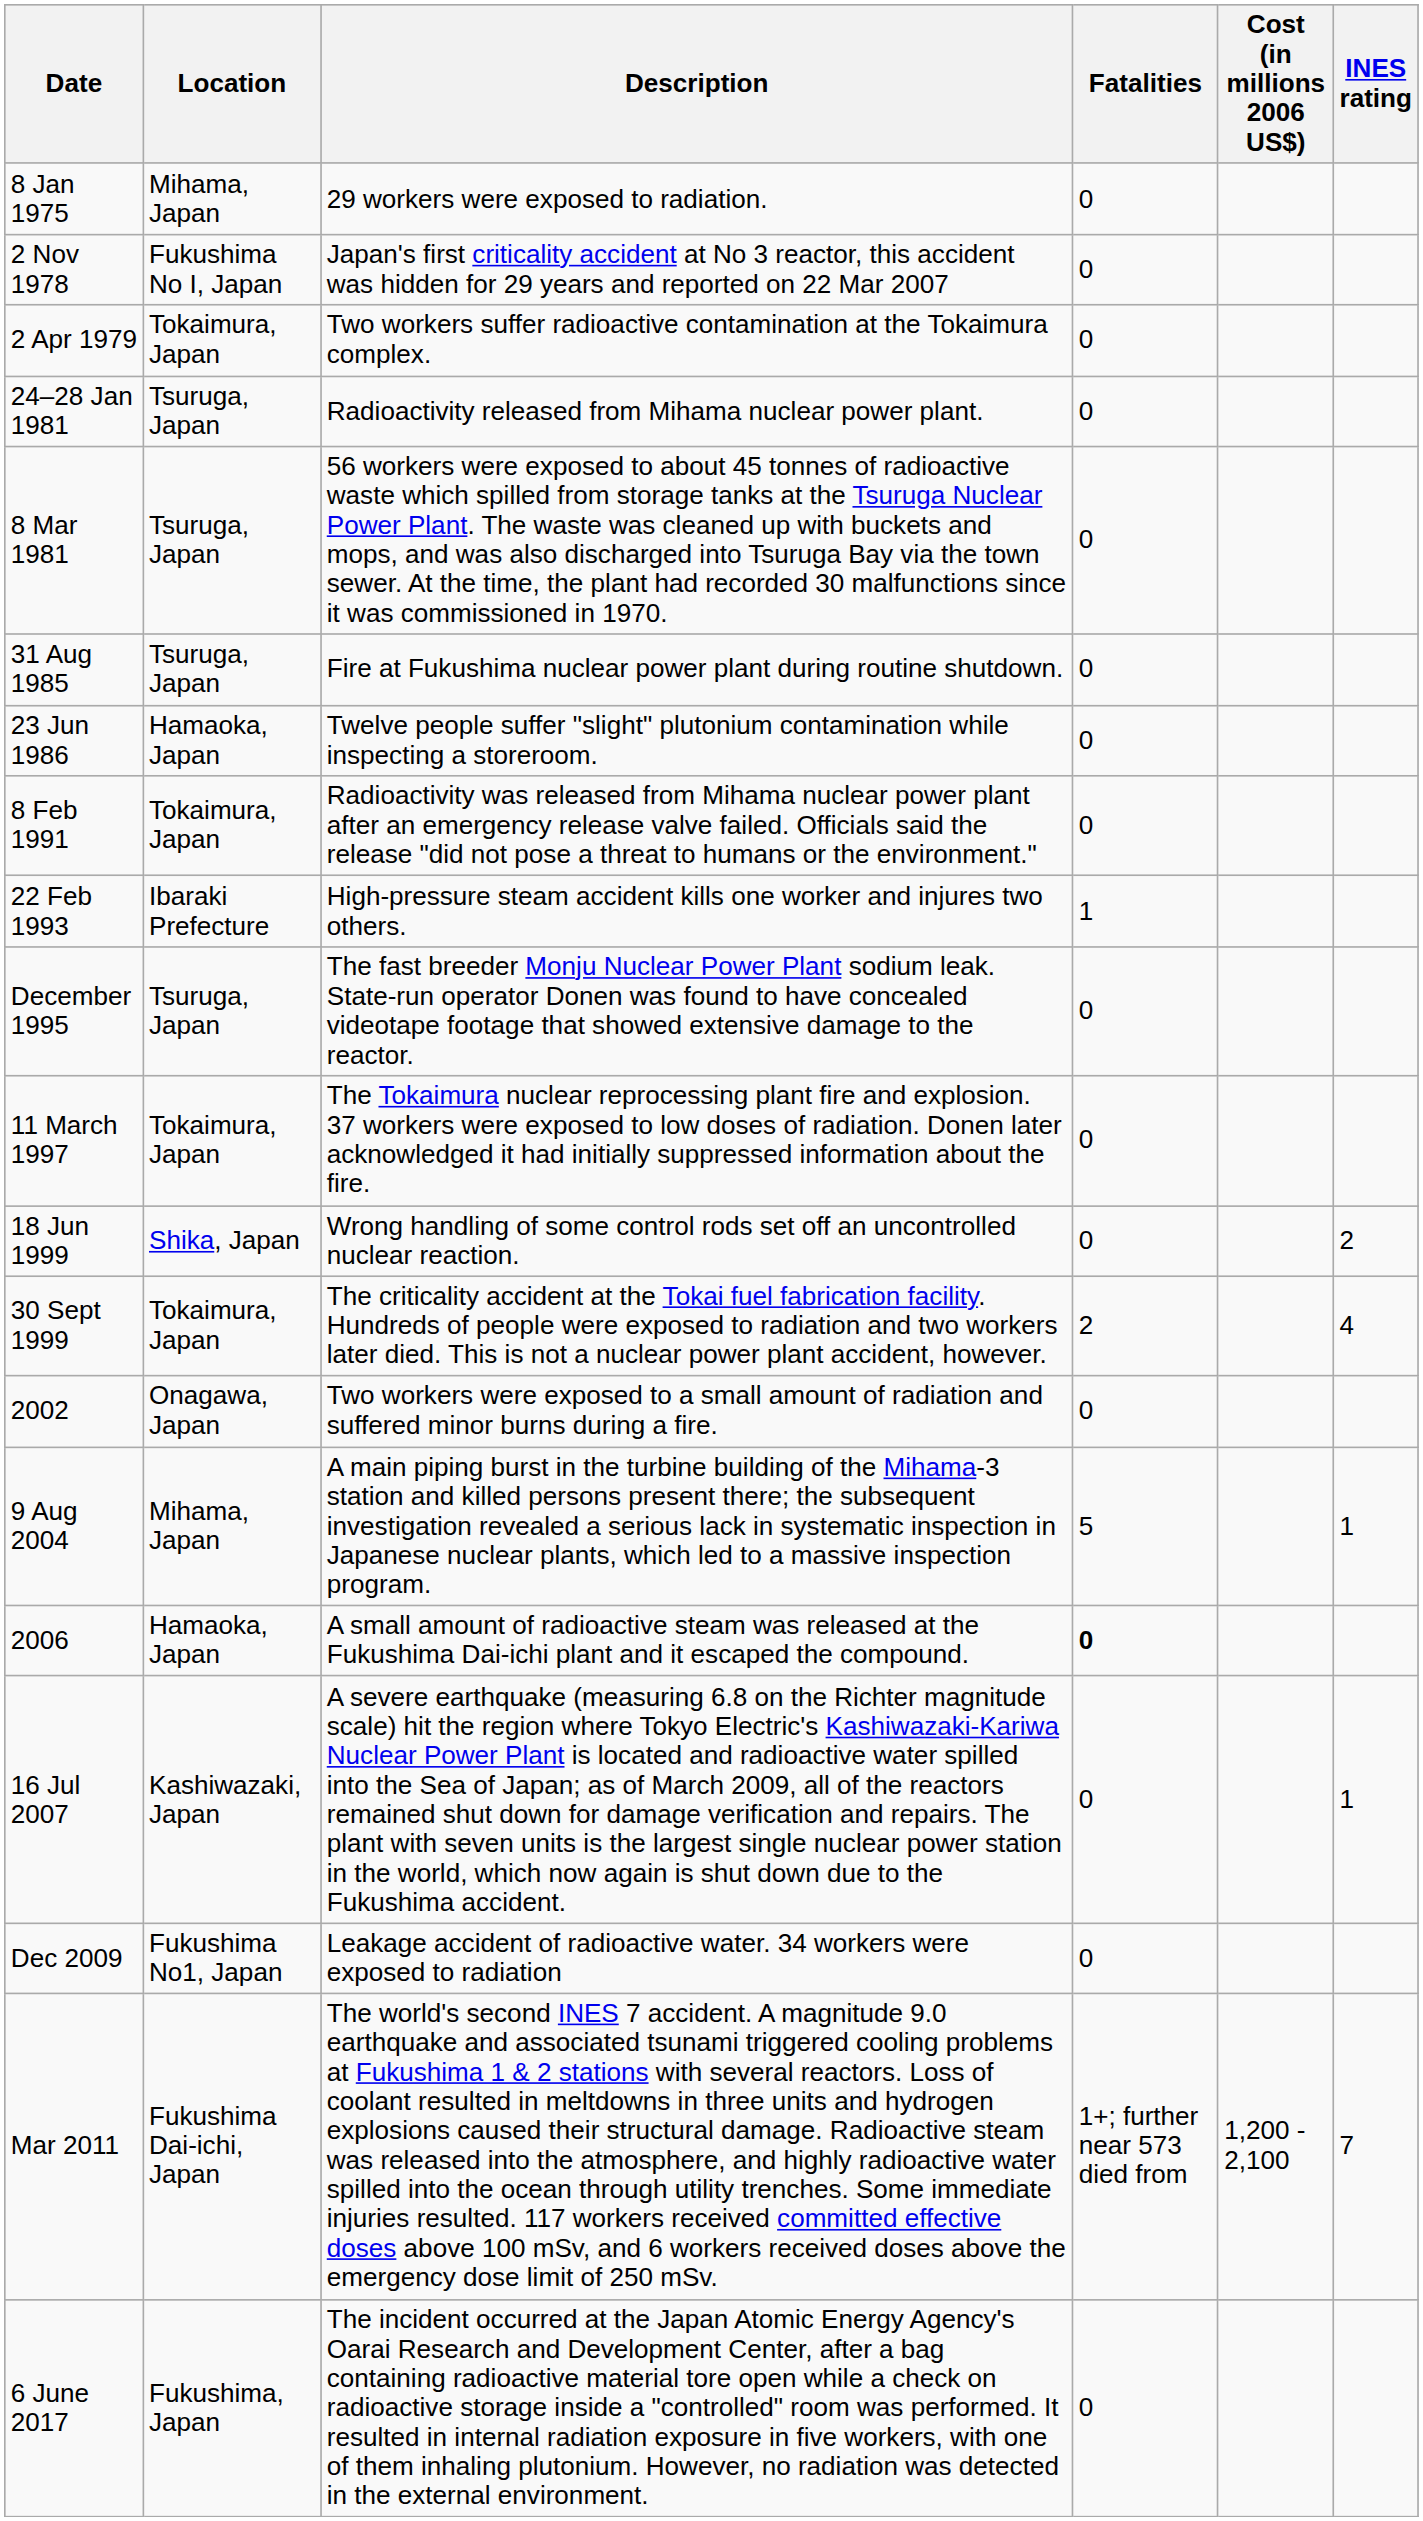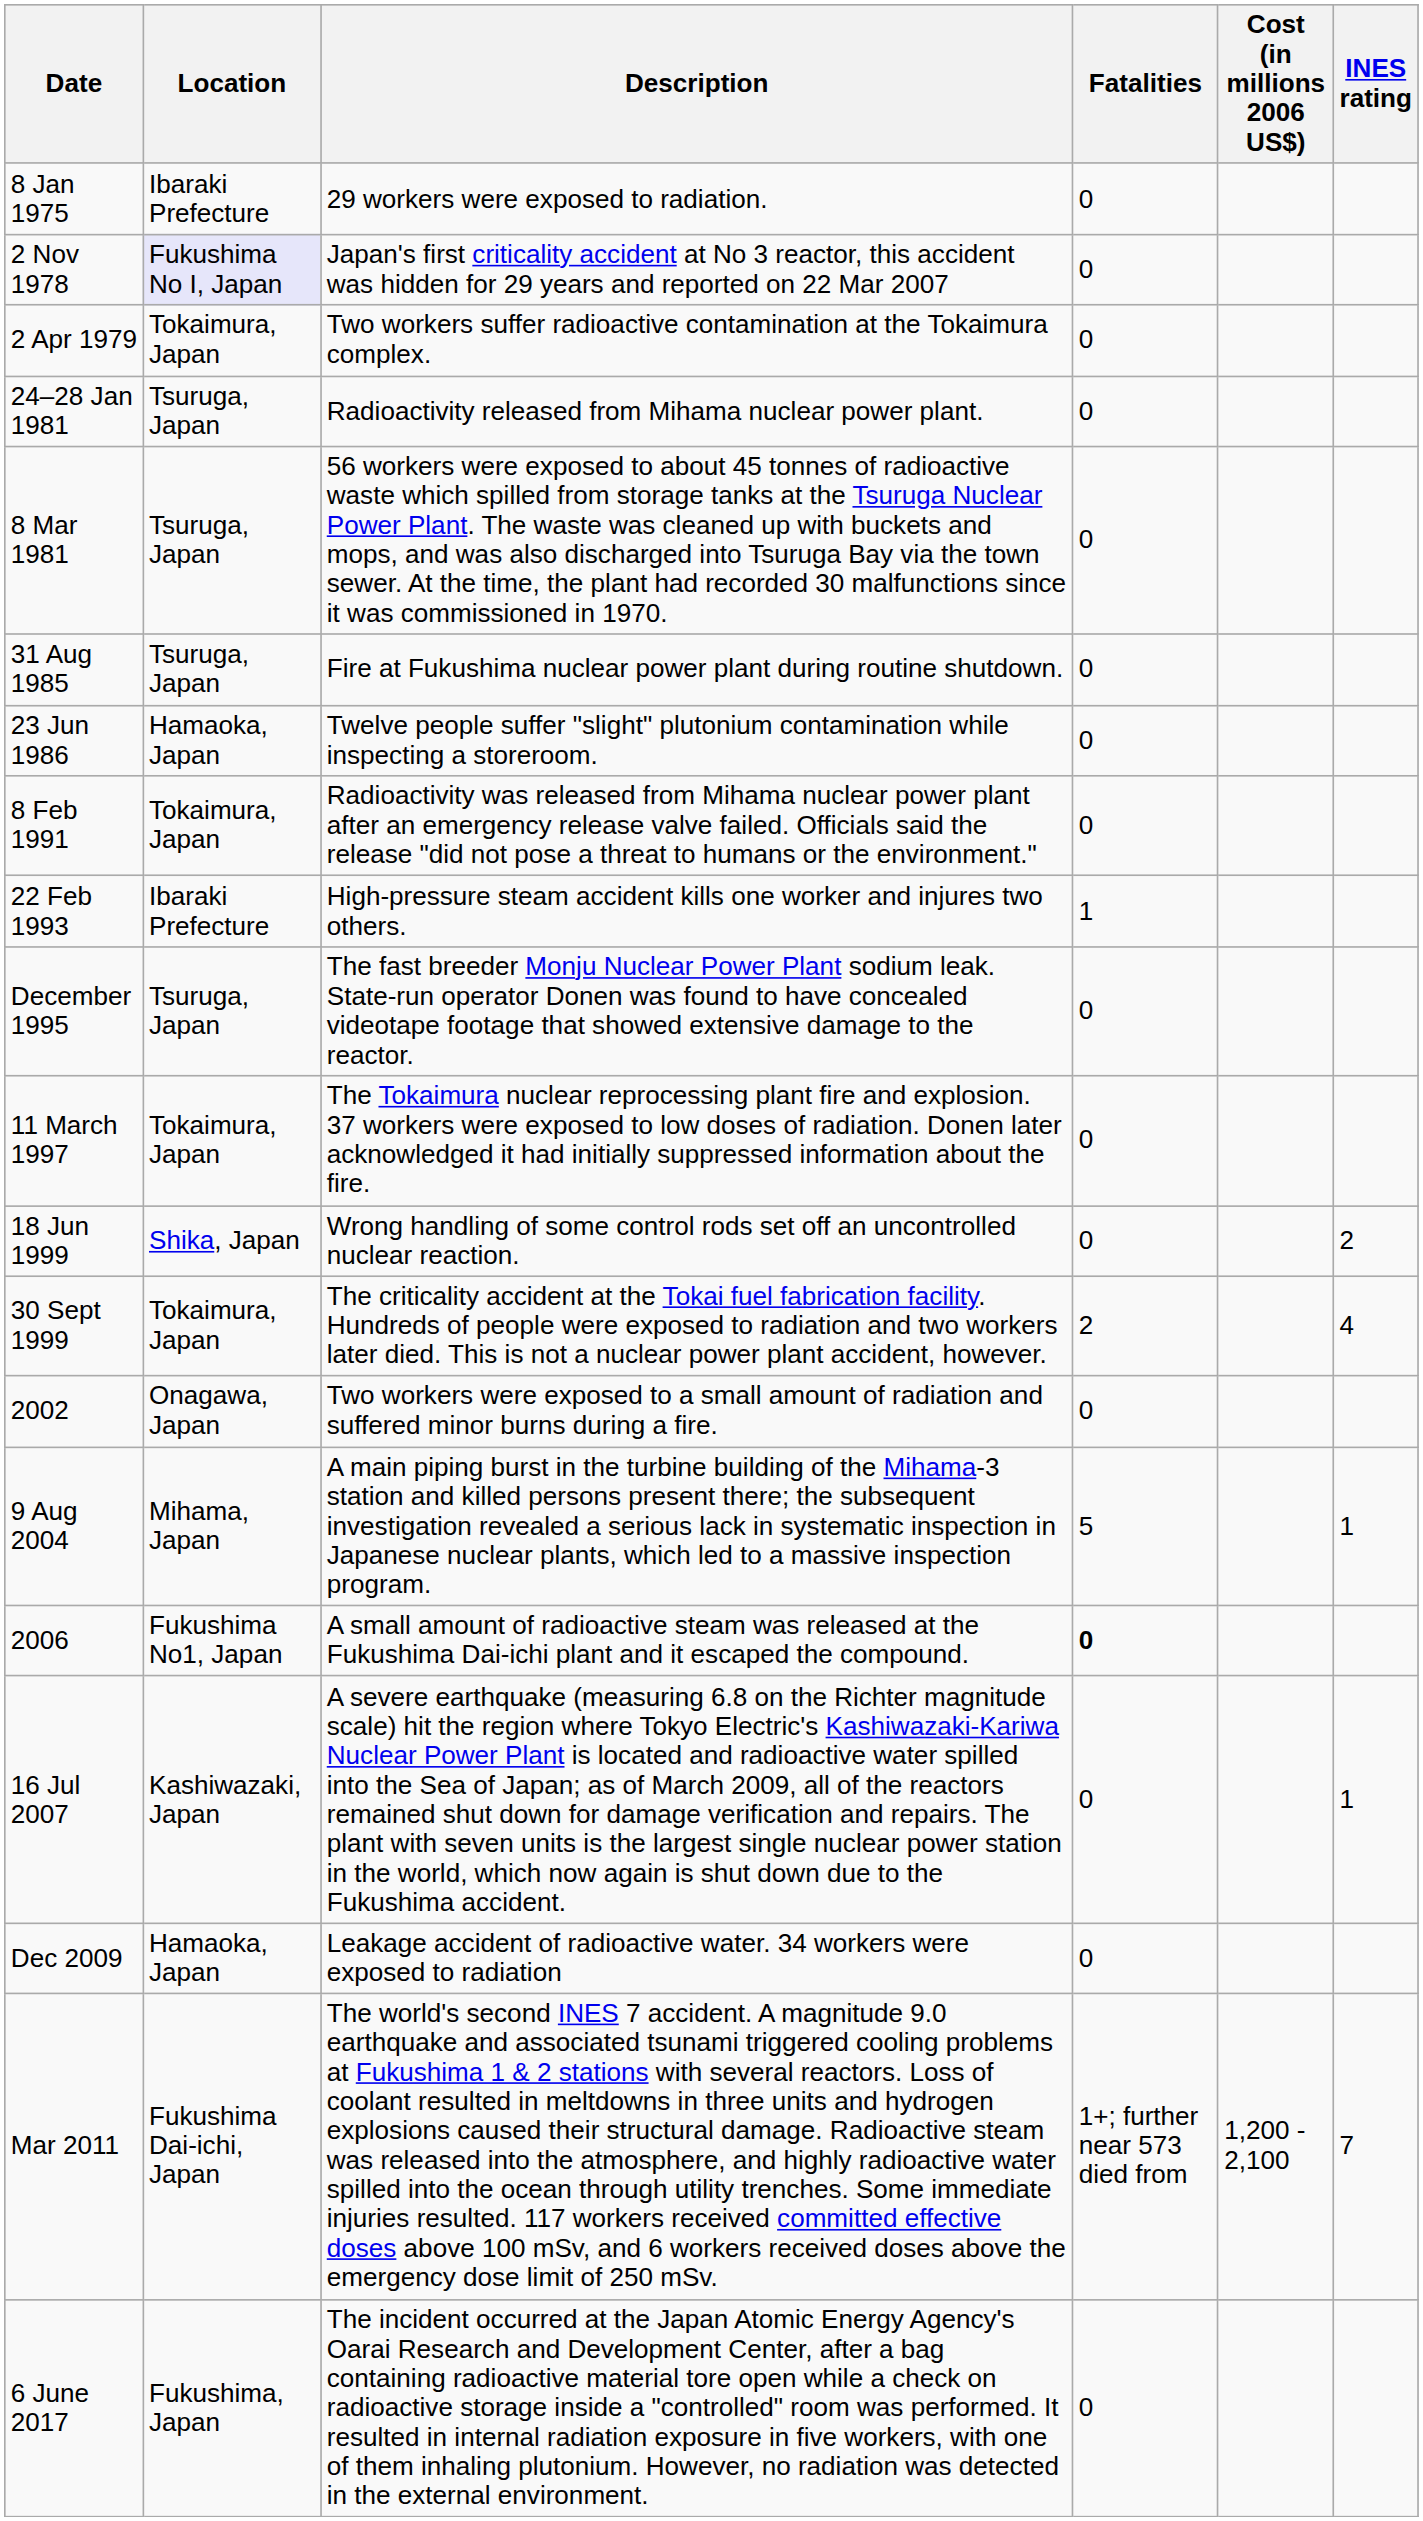(199, 198) Mihama, Japan -> (209, 198) Ibaraki Prefecture
(216, 269) no background -> (216, 269) lavender background
(208, 1640) Hamaoka, Japan -> (216, 1640) Fukushima No1, Japan
(216, 1957) Fukushima No1, Japan -> (208, 1957) Hamaoka, Japan
